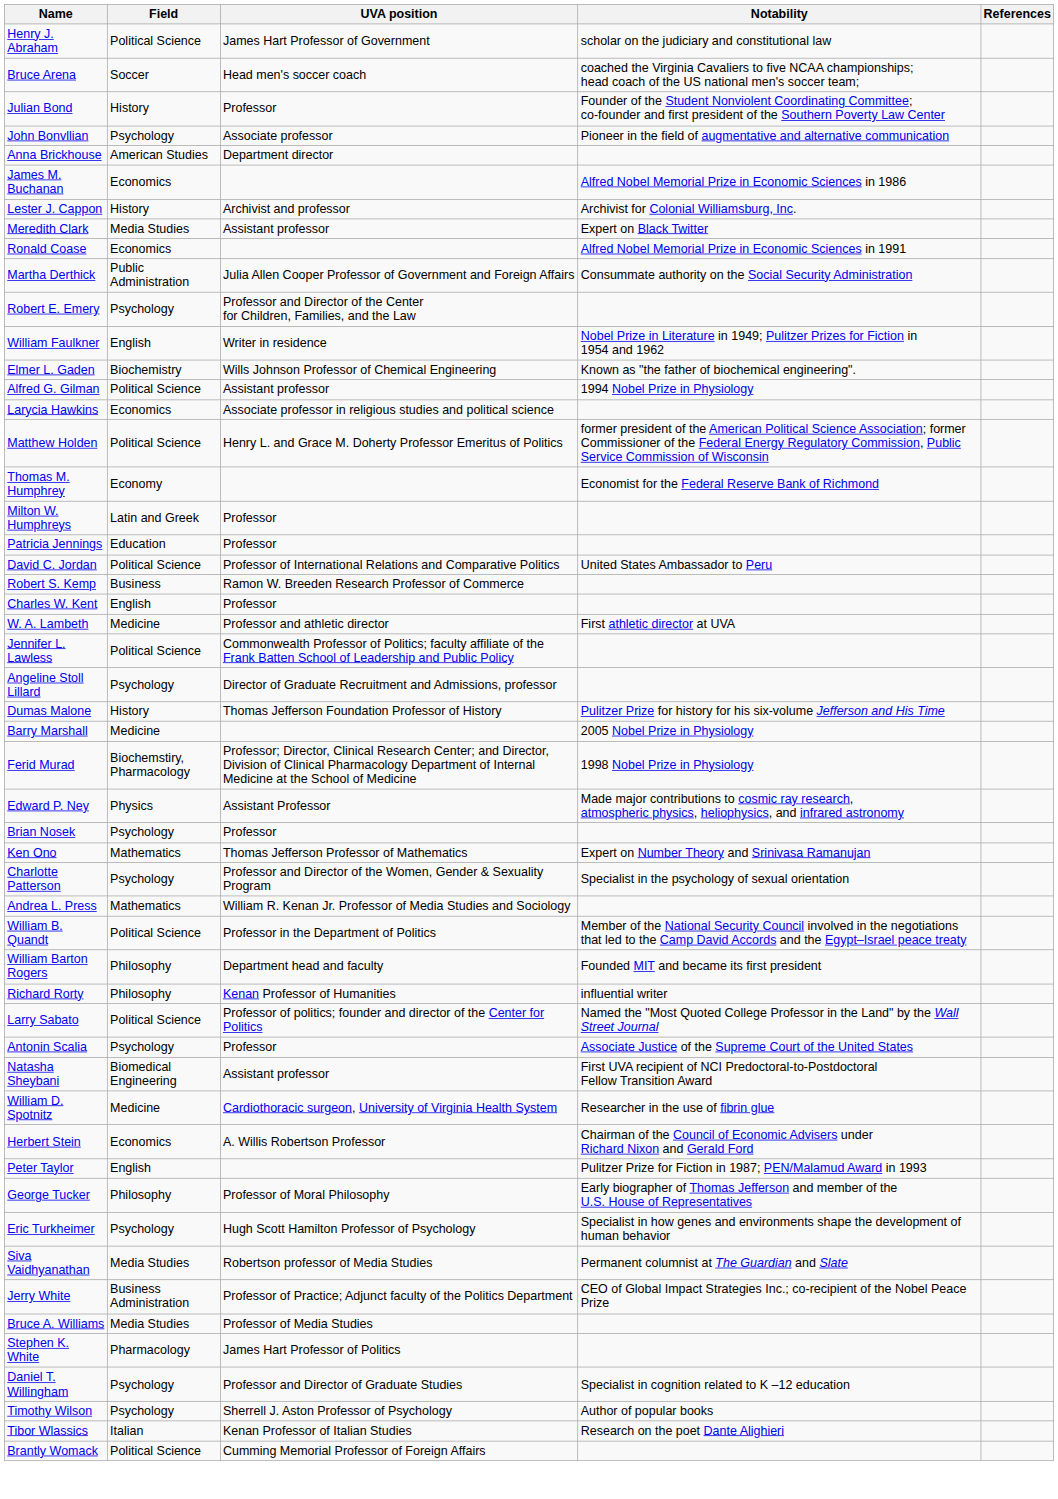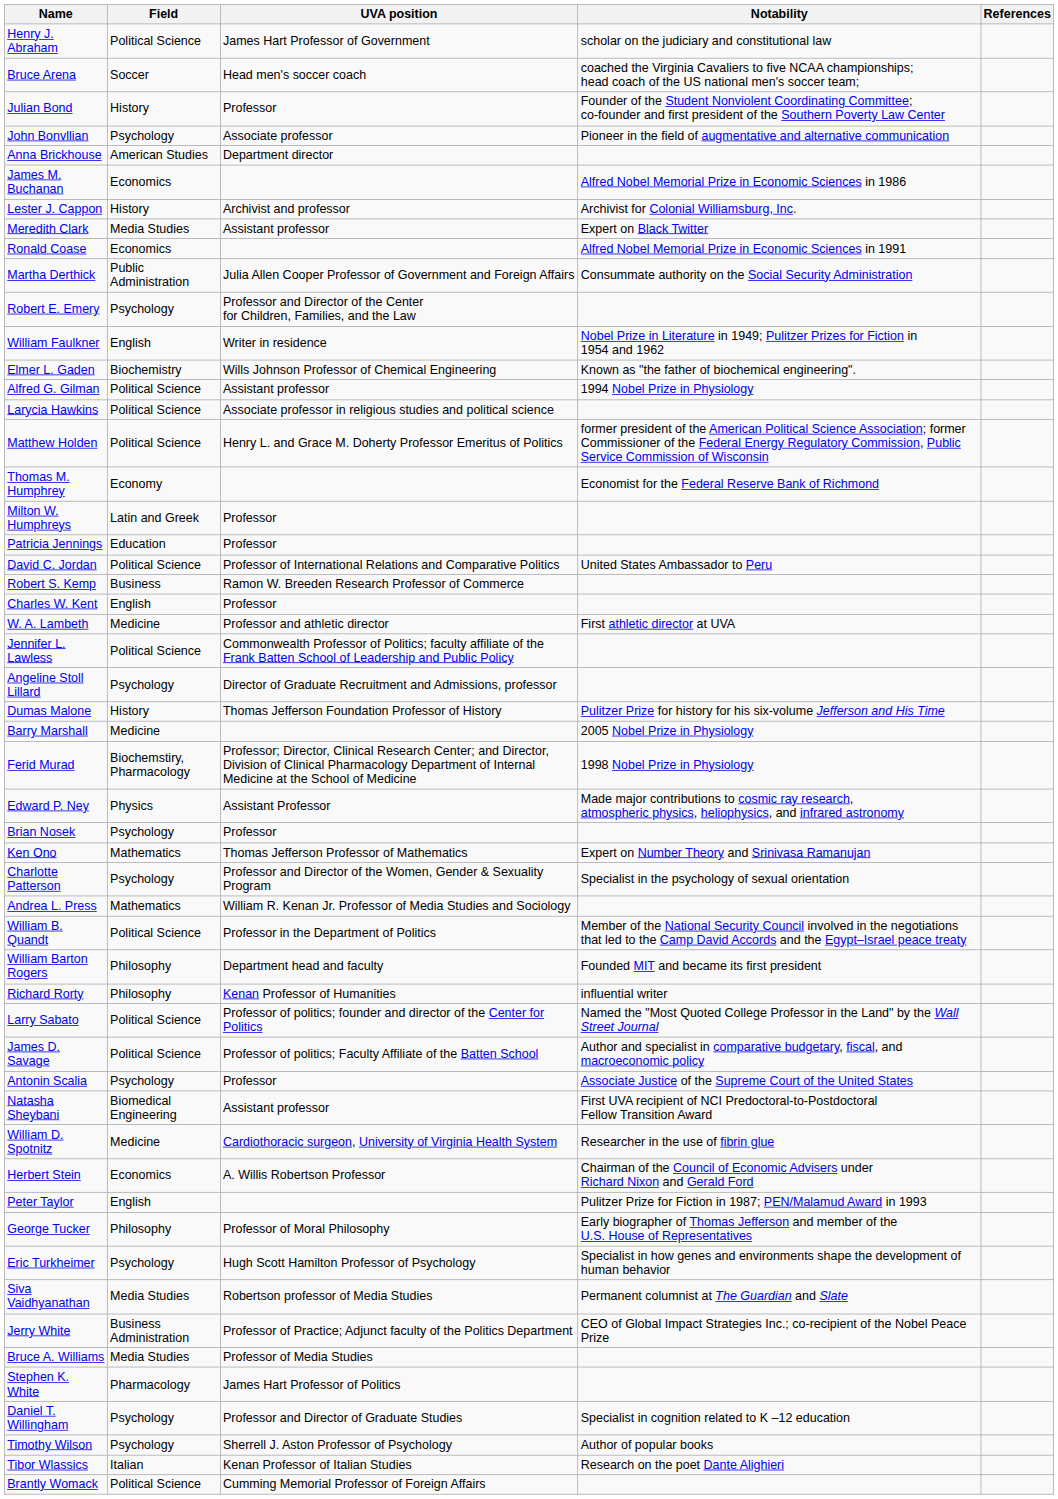(141, 409) Economics -> (156, 409) Political Science
+ row: (34, 1054)
